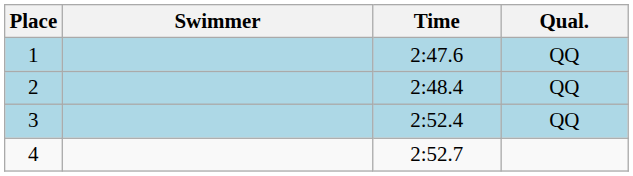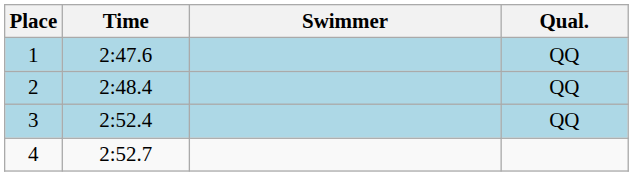columns swapped: (217, 21) <-> (437, 21)
